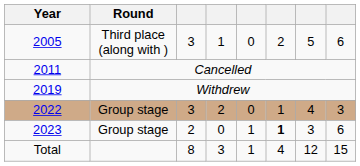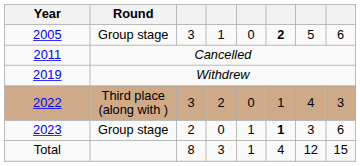(133, 42) Third place (along with ) -> (133, 34) Group stage
(281, 42) normal -> (281, 34) bold
(133, 110) Group stage -> (133, 103) Third place (along with )
